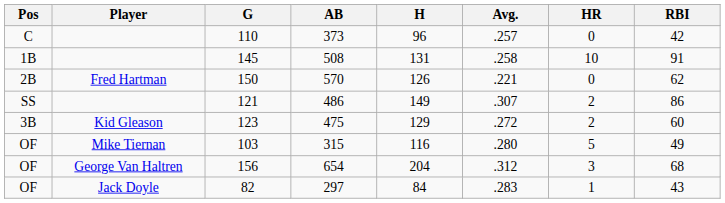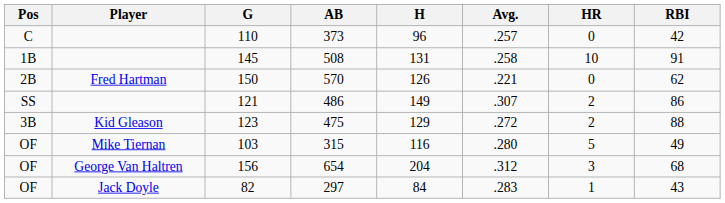(677, 123) 60 -> (677, 123) 88
